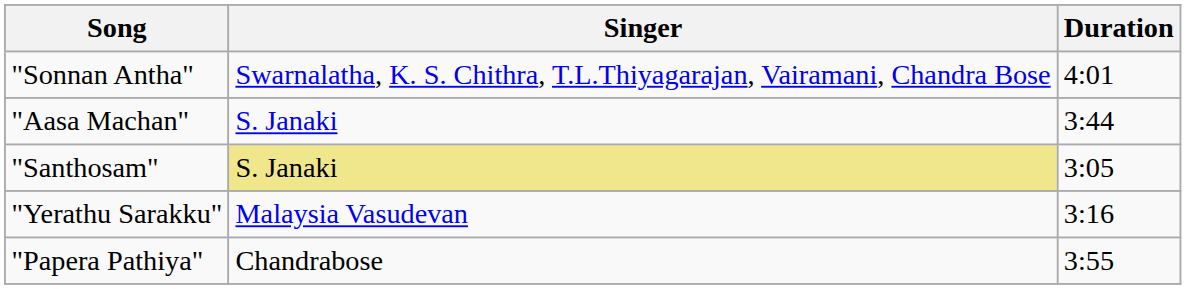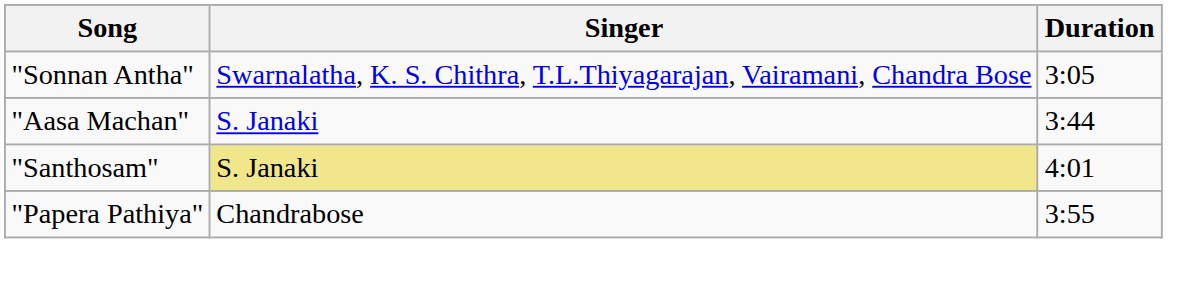(1089, 74) 4:01 -> (1070, 74) 3:05
(1089, 167) 3:05 -> (1070, 167) 4:01
- row: (117, 214)
